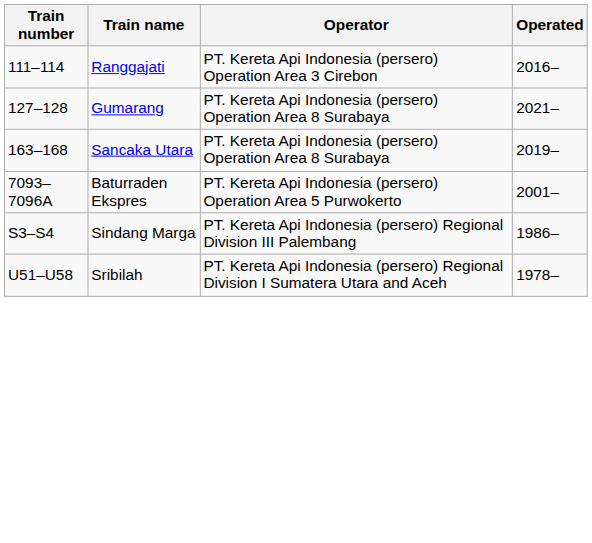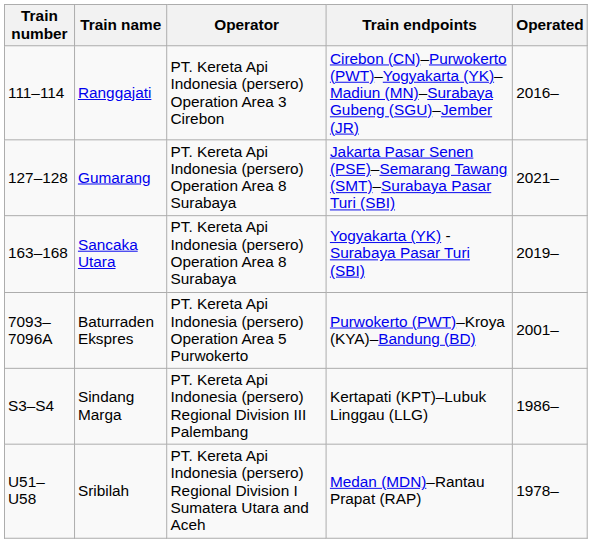+ column: (419, 25)
